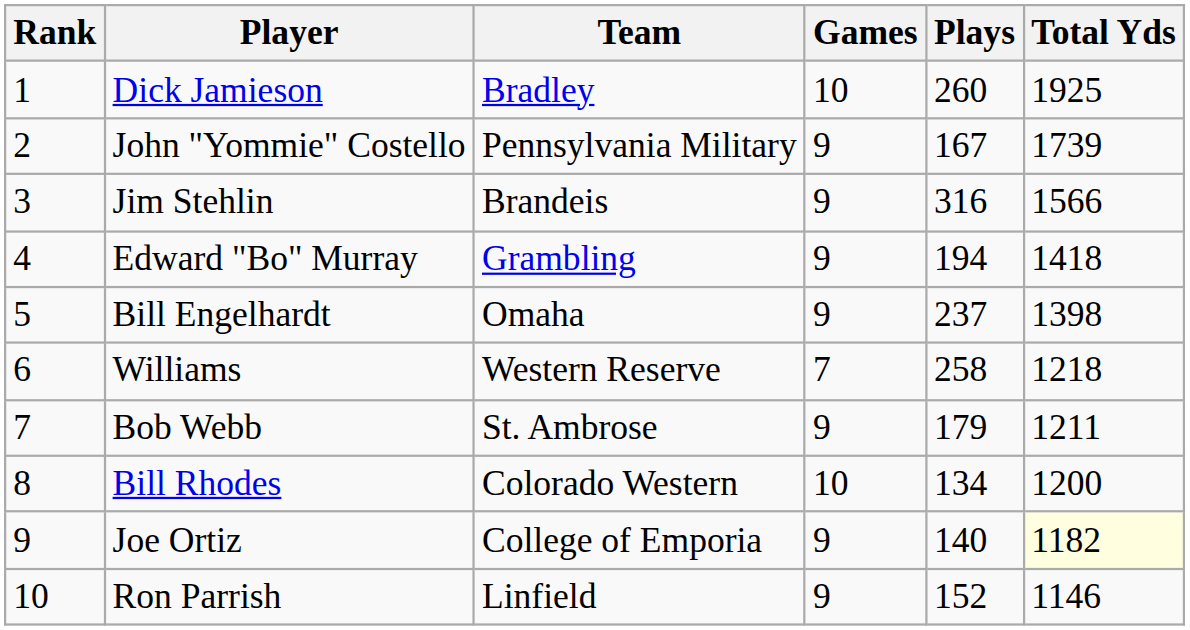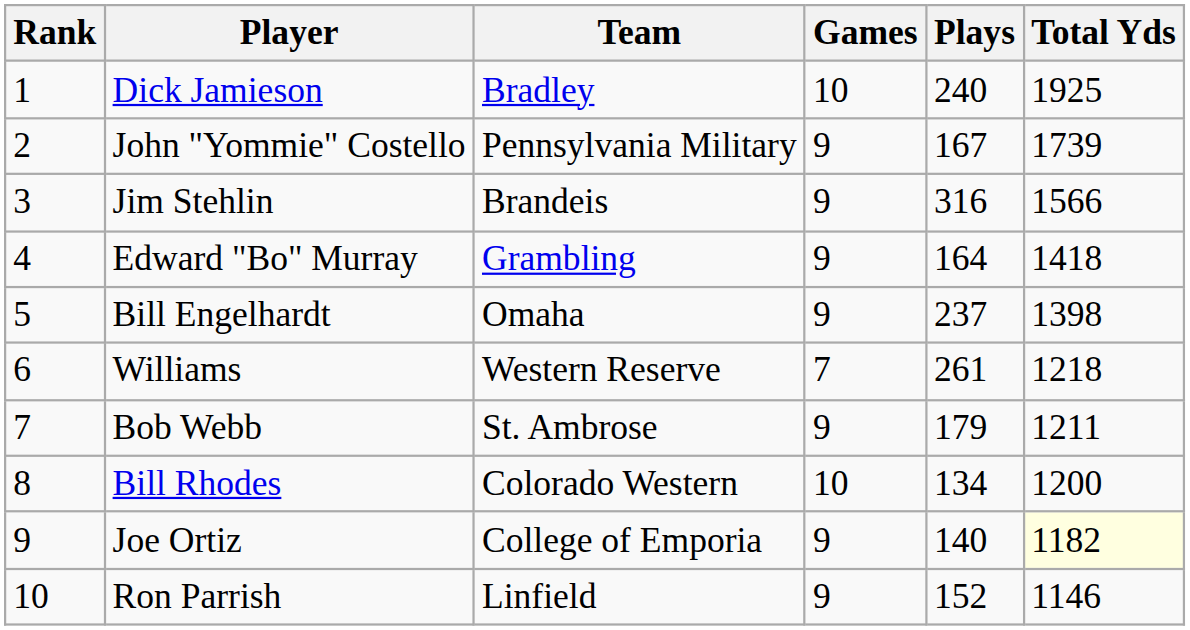(961, 88) 260 -> (961, 88) 240
(961, 257) 194 -> (961, 257) 164
(961, 370) 258 -> (961, 370) 261
